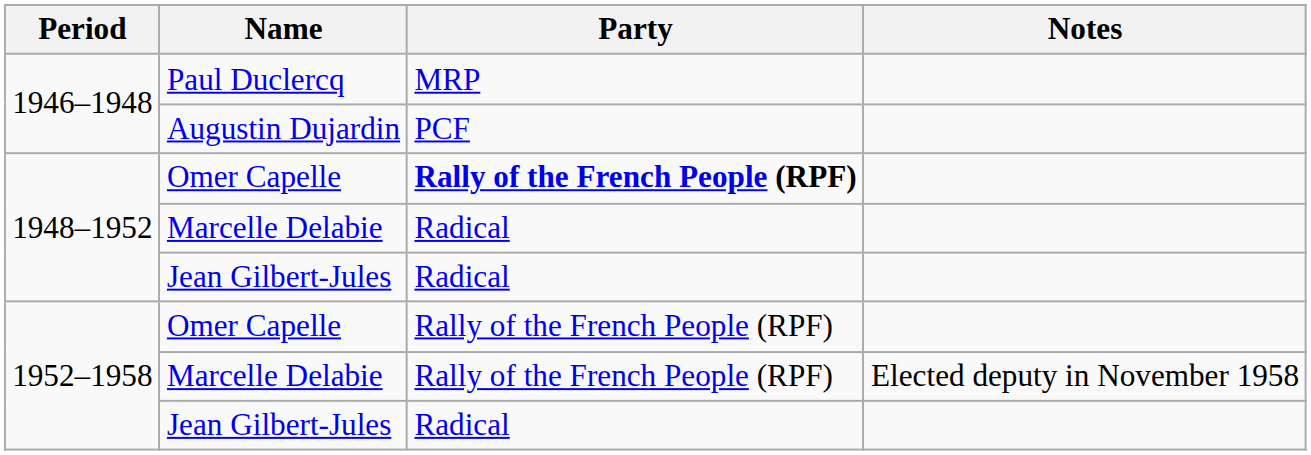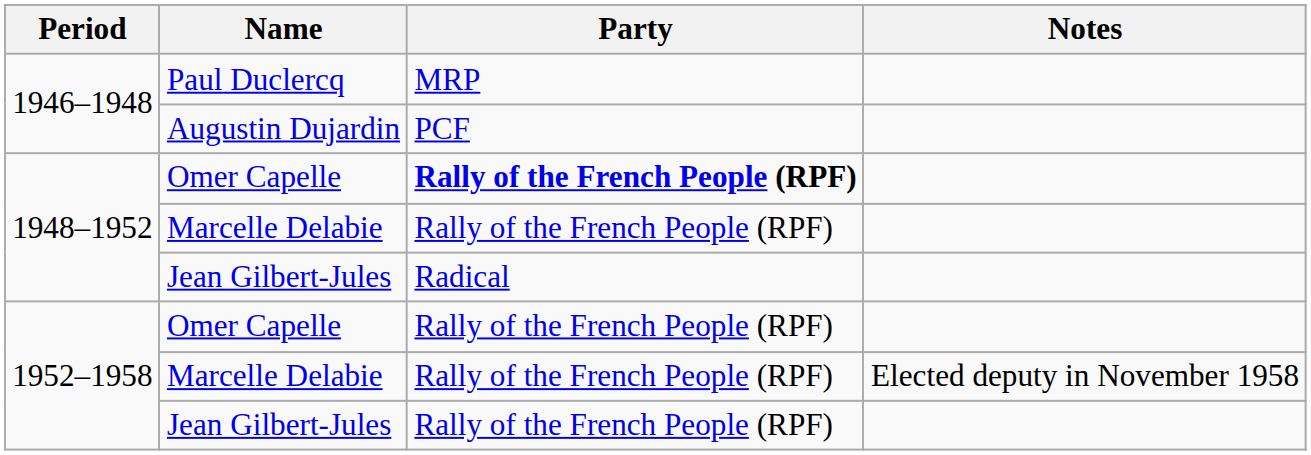(462, 227) Radical -> (624, 227) Rally of the French People (RPF)
(462, 425) Radical -> (624, 425) Rally of the French People (RPF)
